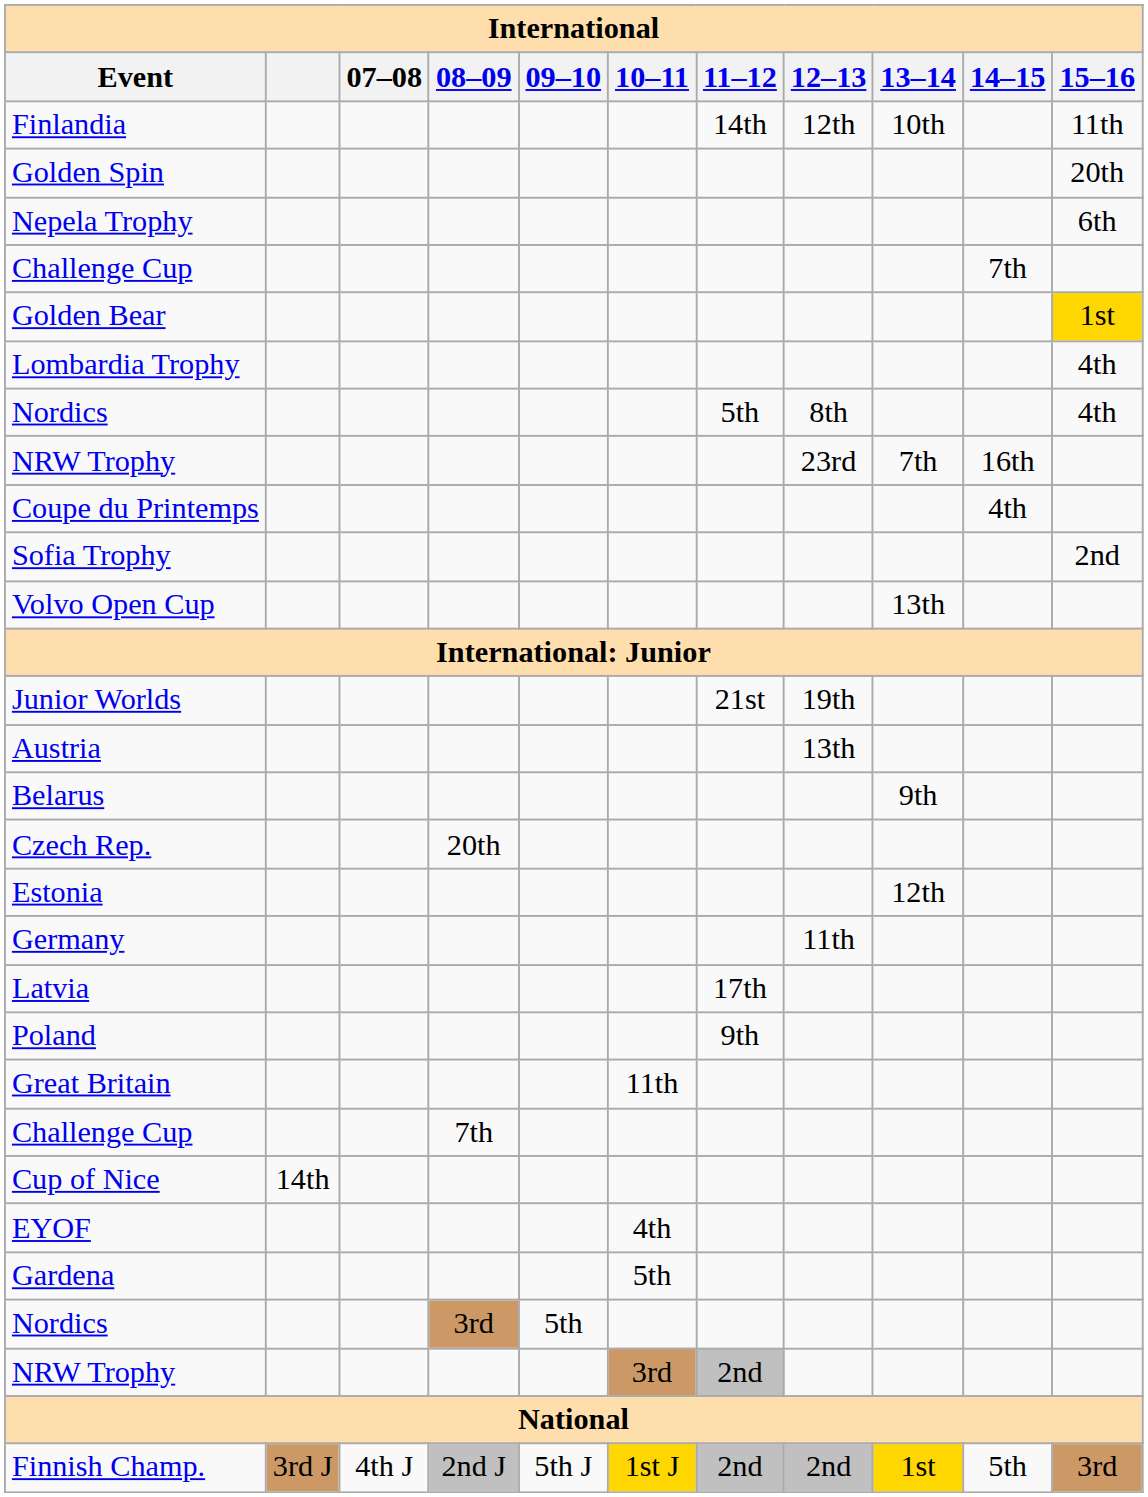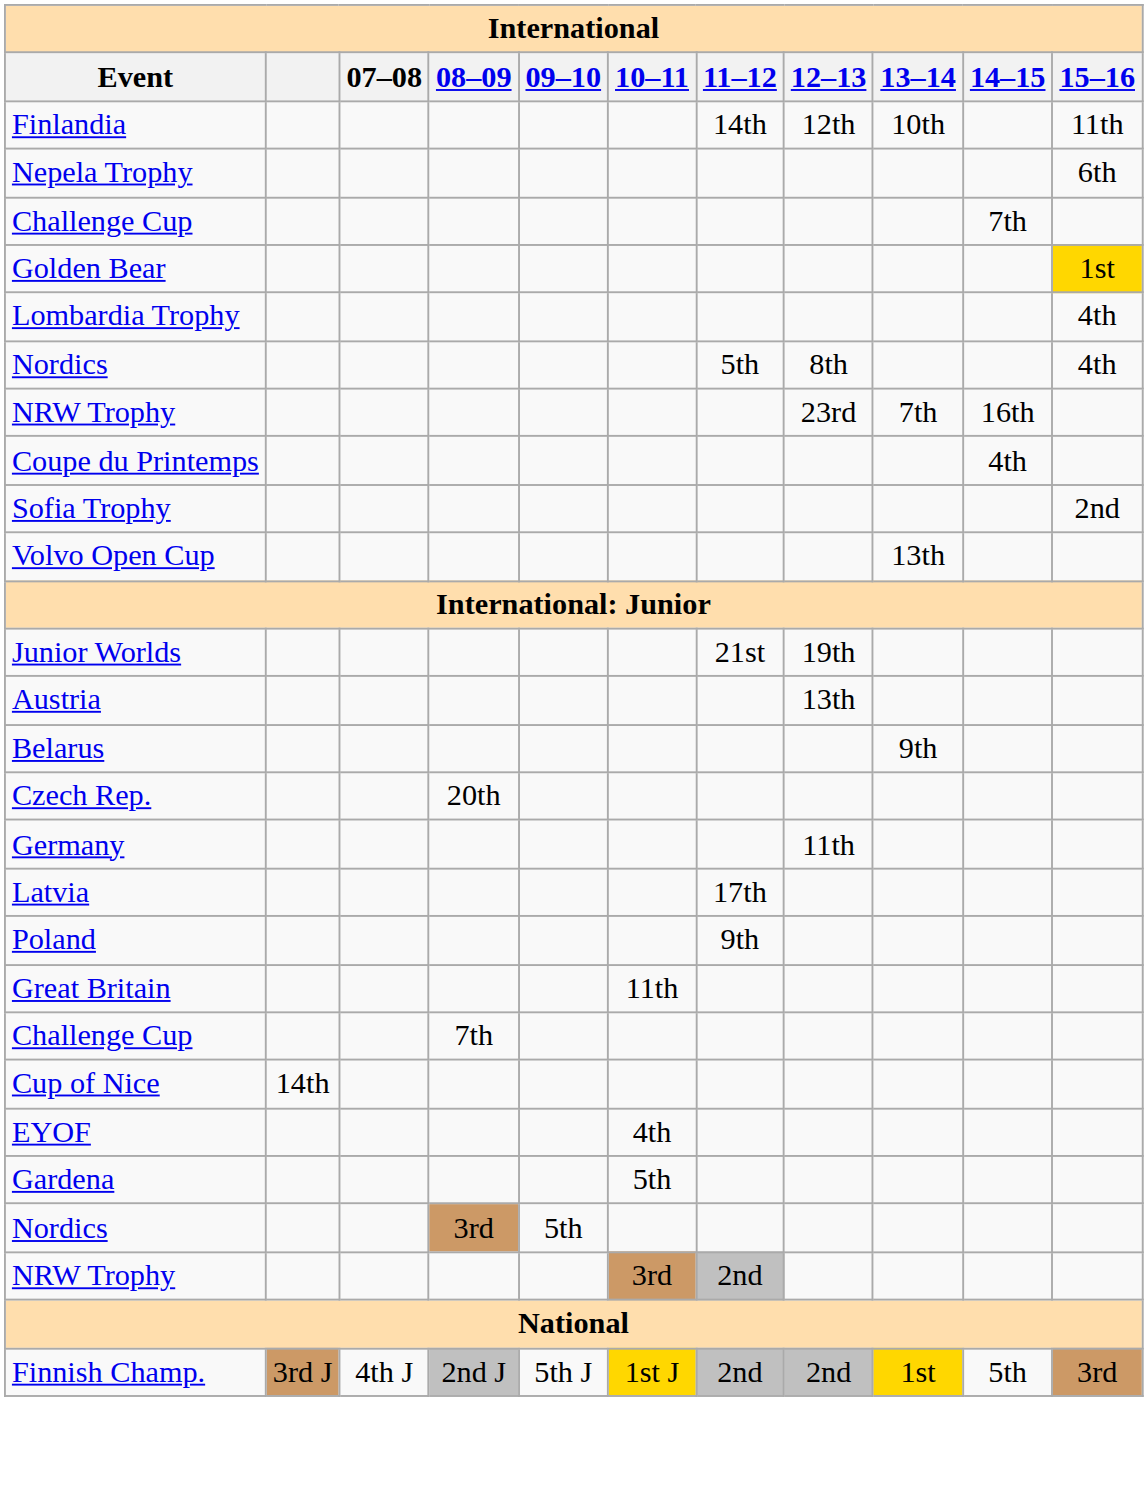- row: (88, 172)
- row: (57, 891)
